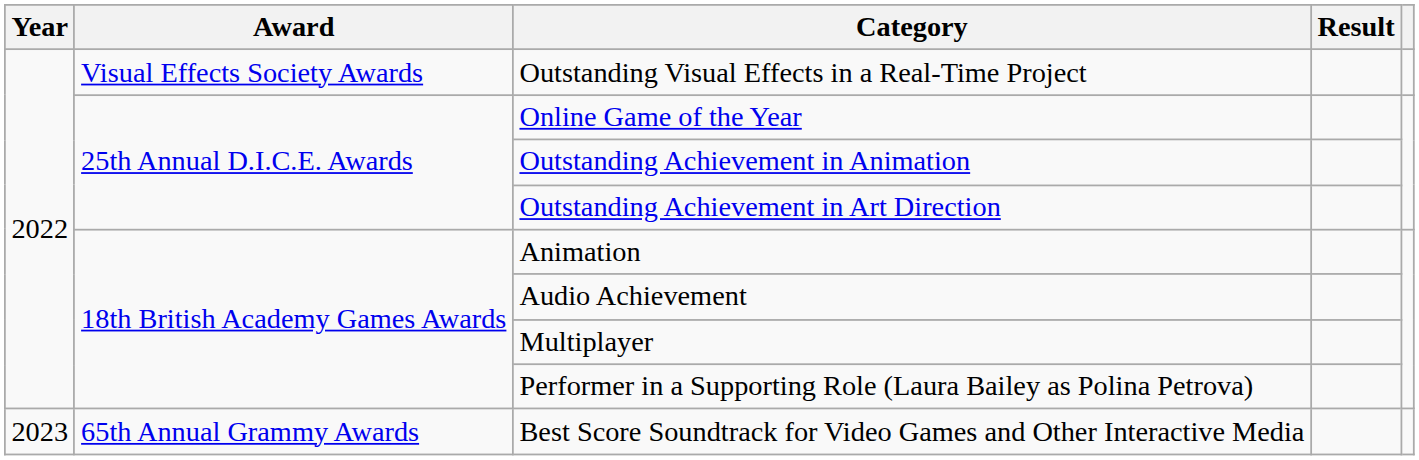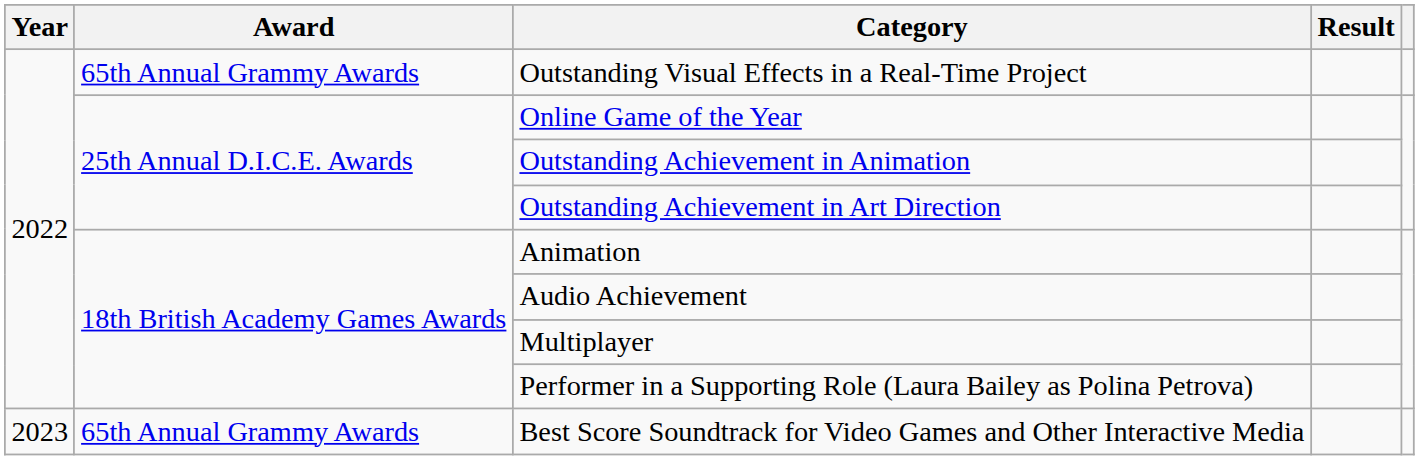(252, 71) Visual Effects Society Awards -> (250, 71) 65th Annual Grammy Awards
